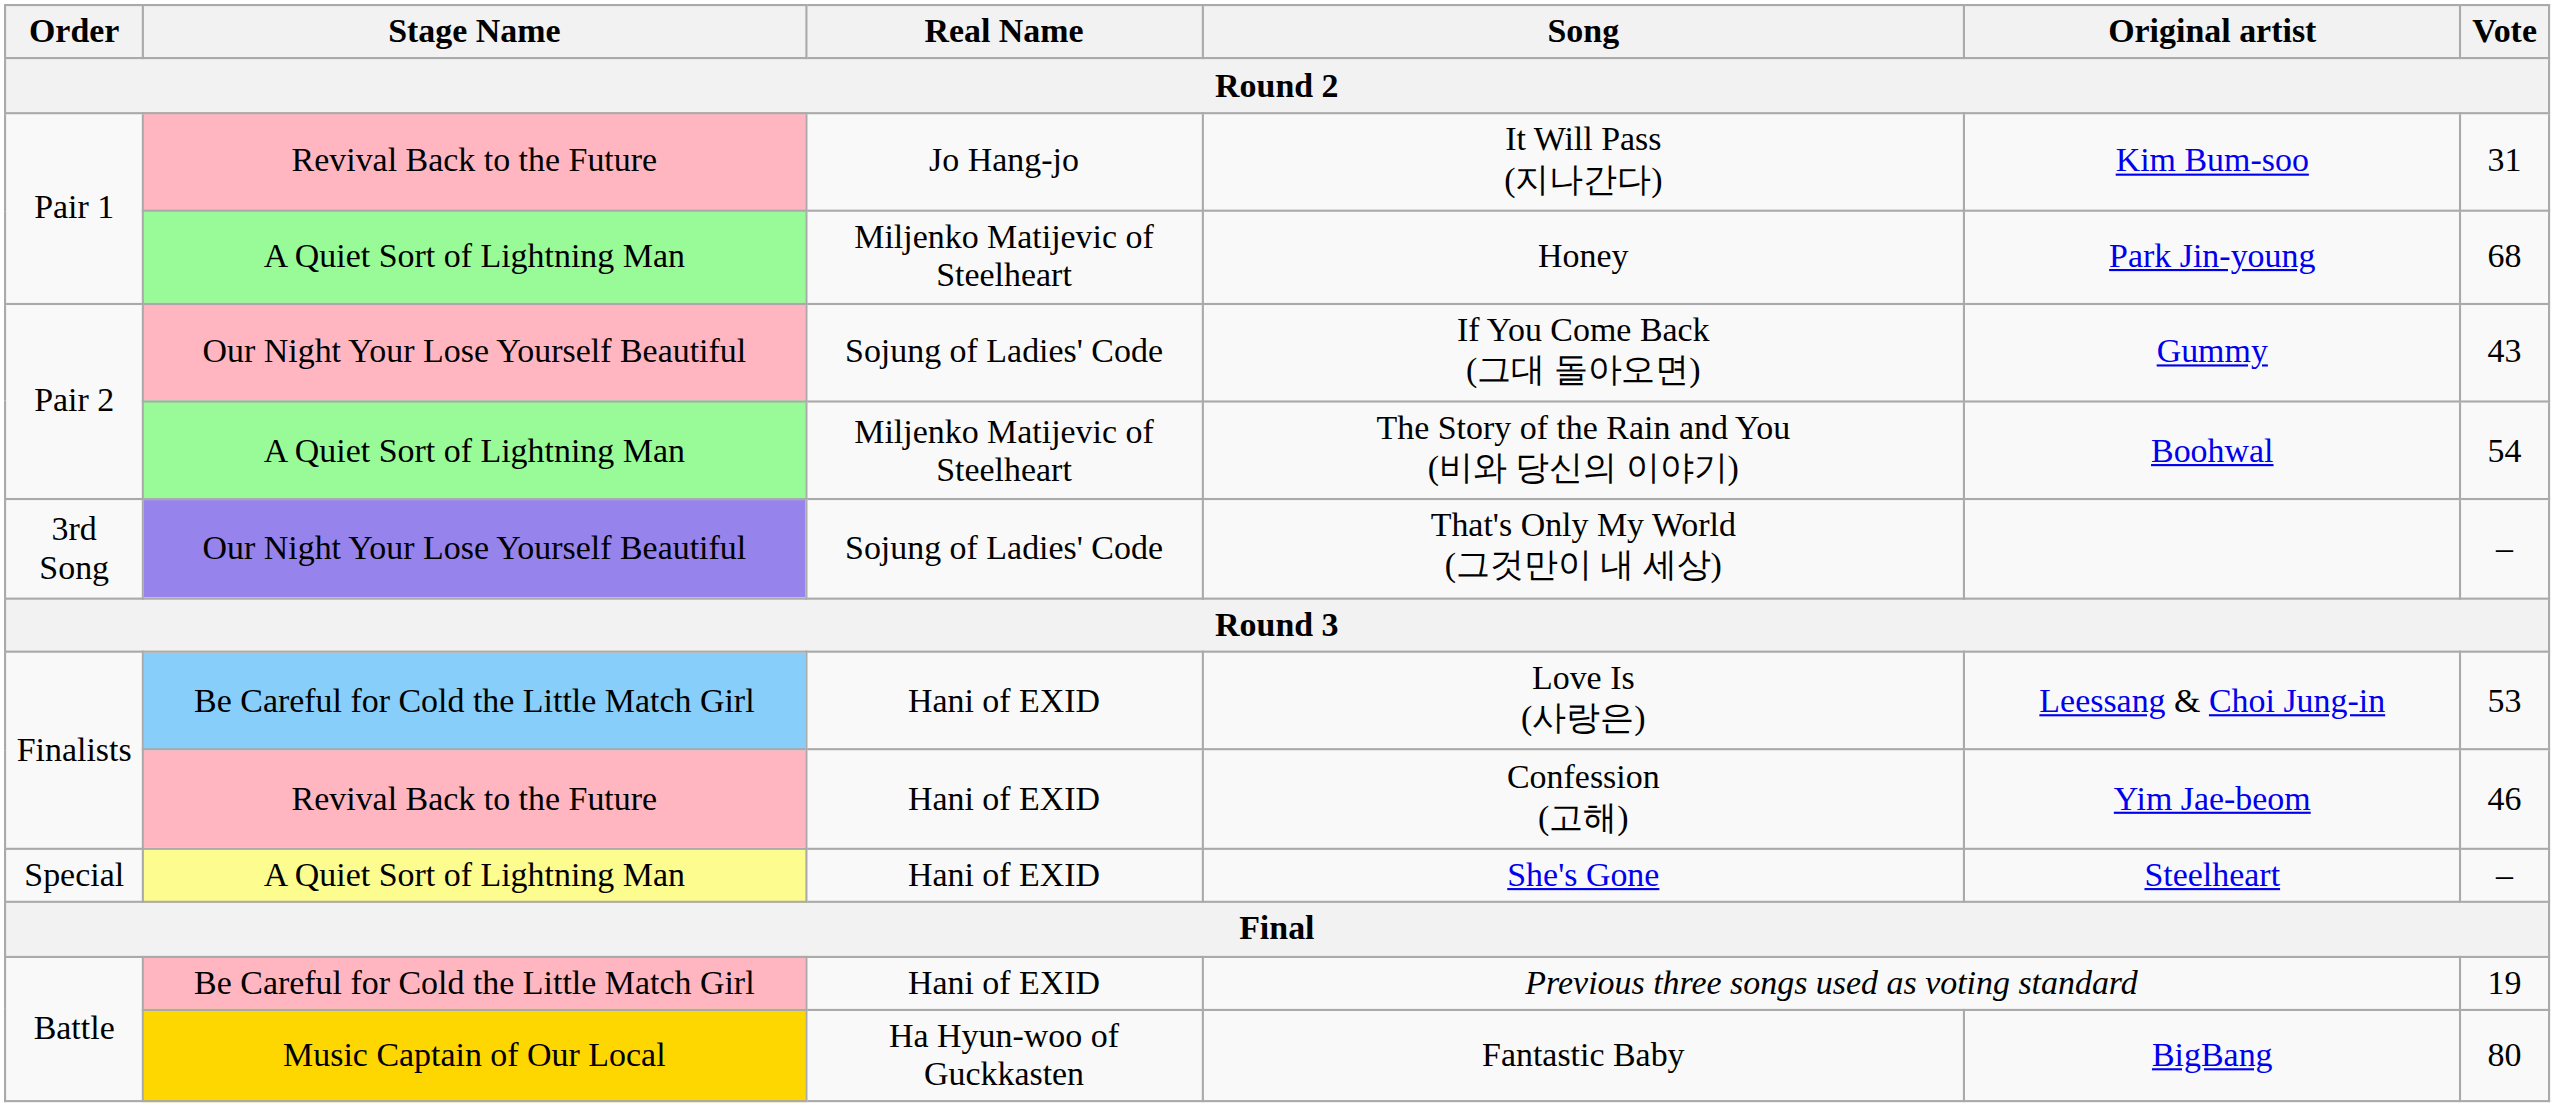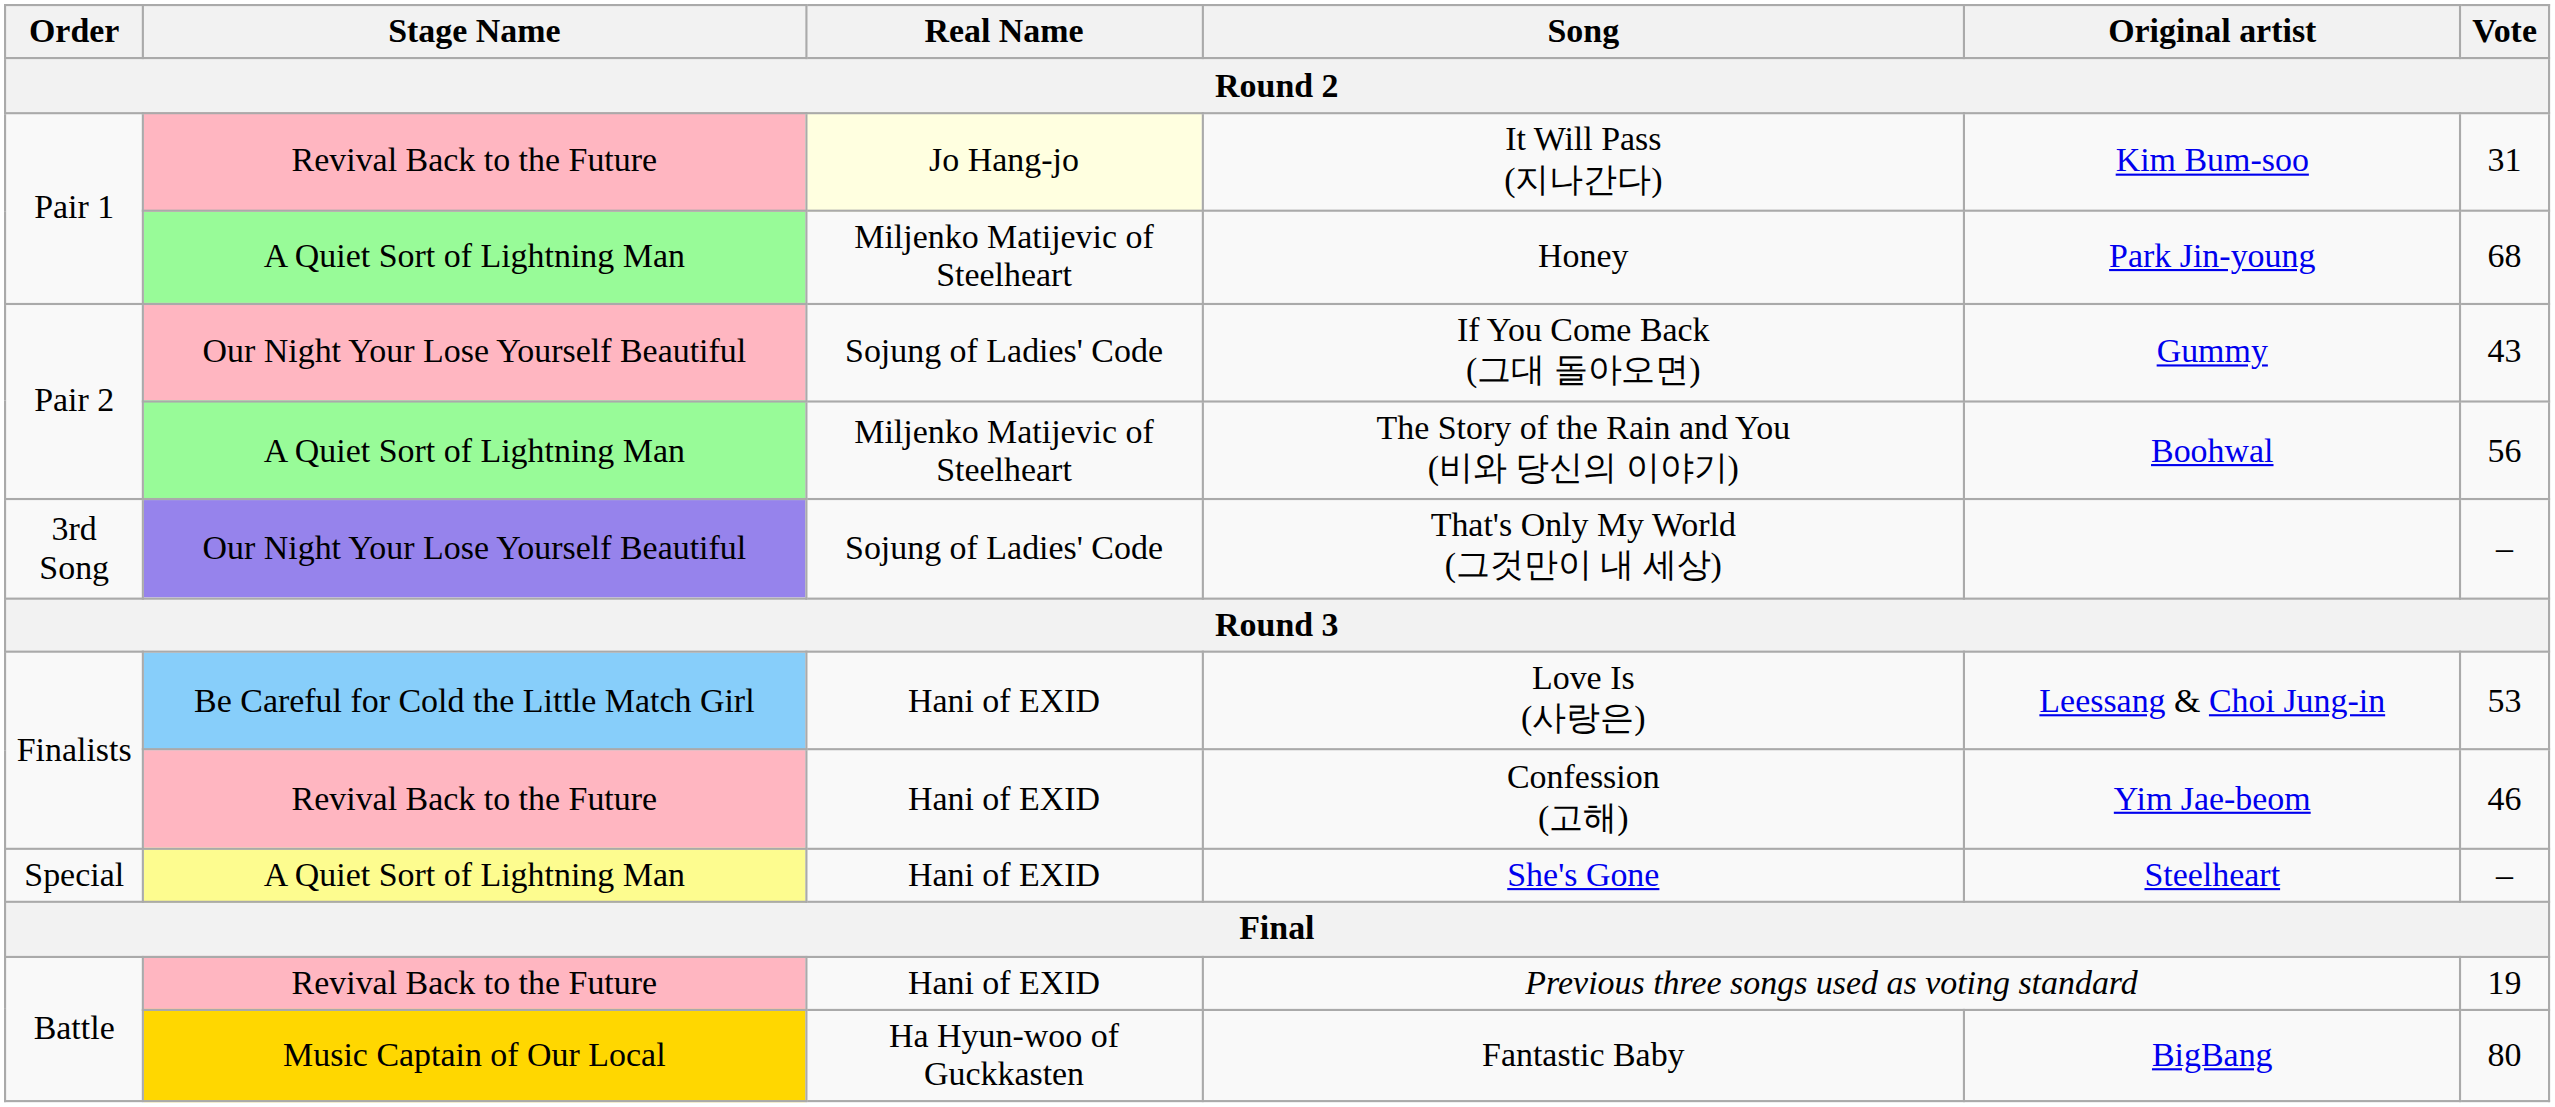(1004, 161) no background -> (1004, 161) lightyellow background
(2505, 449) 54 -> (2505, 449) 56
(474, 982) Be Careful for Cold the Little Match Girl -> (474, 982) Revival Back to the Future
